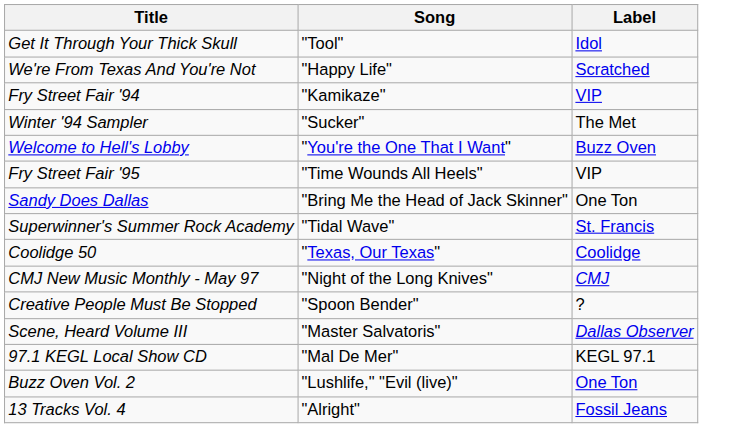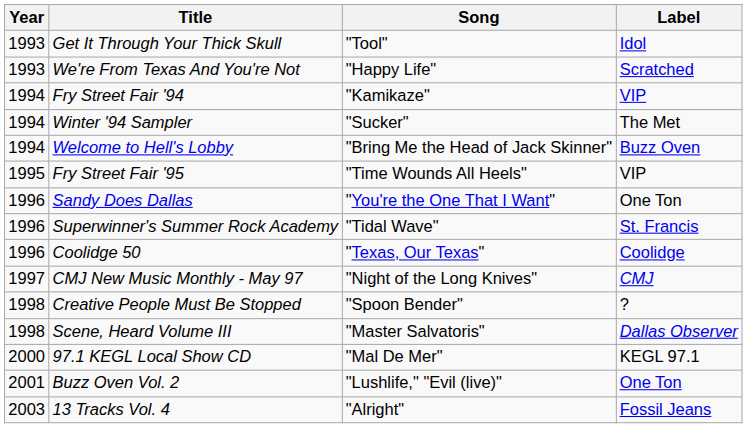+ column: (27, 17)
(406, 148) "You're the One That I Want" -> (479, 148) "Bring Me the Head of Jack Skinner"
(435, 200) "Bring Me the Head of Jack Skinner" -> (450, 200) "You're the One That I Want"
